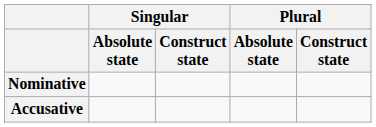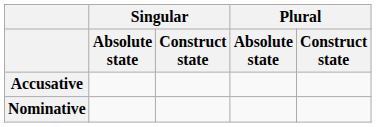rows swapped: (47, 84) <-> (47, 109)
